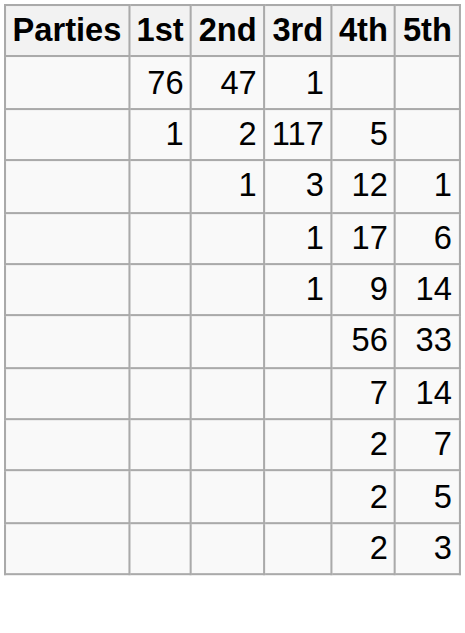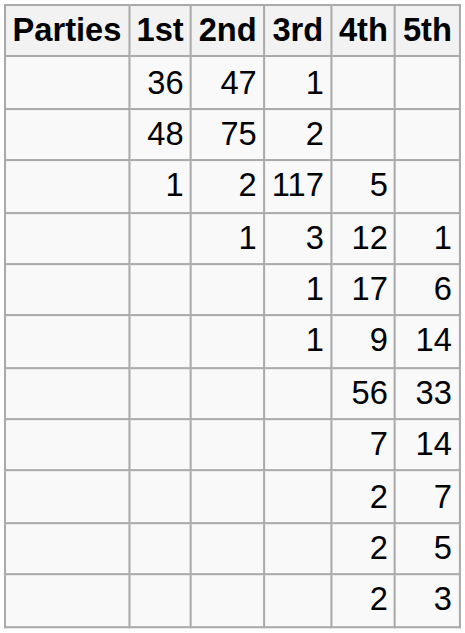(165, 82) 76 -> (165, 82) 36
+ row: (239, 133)
